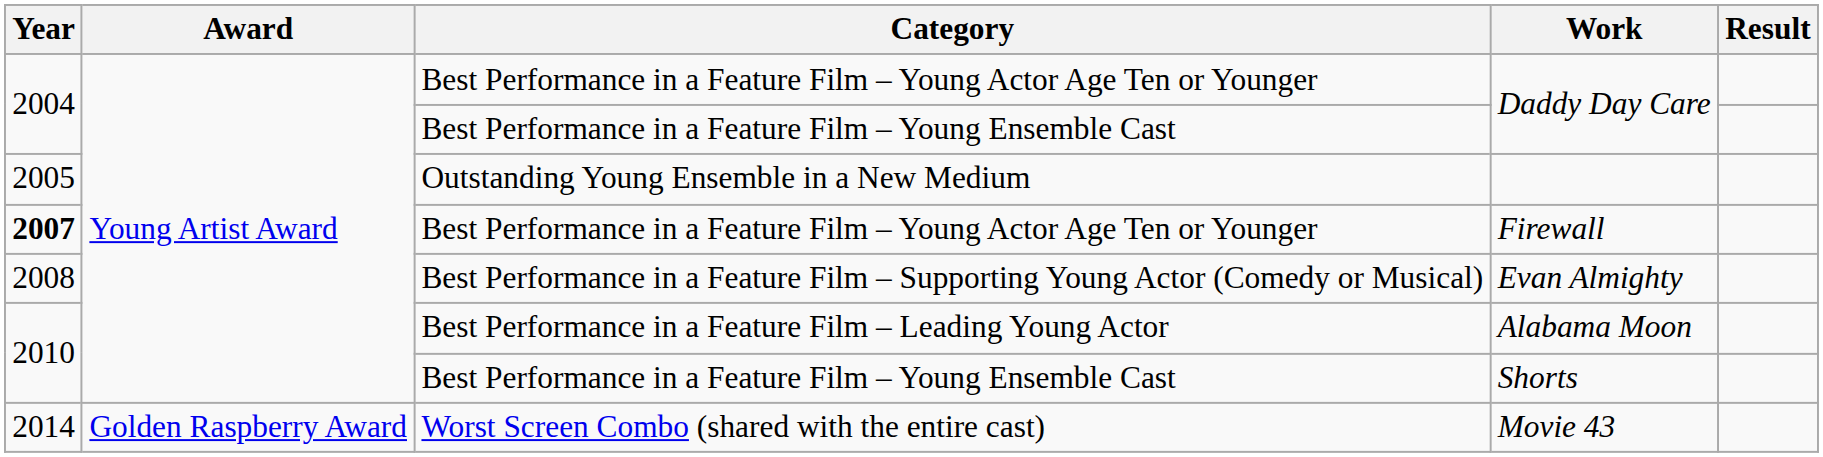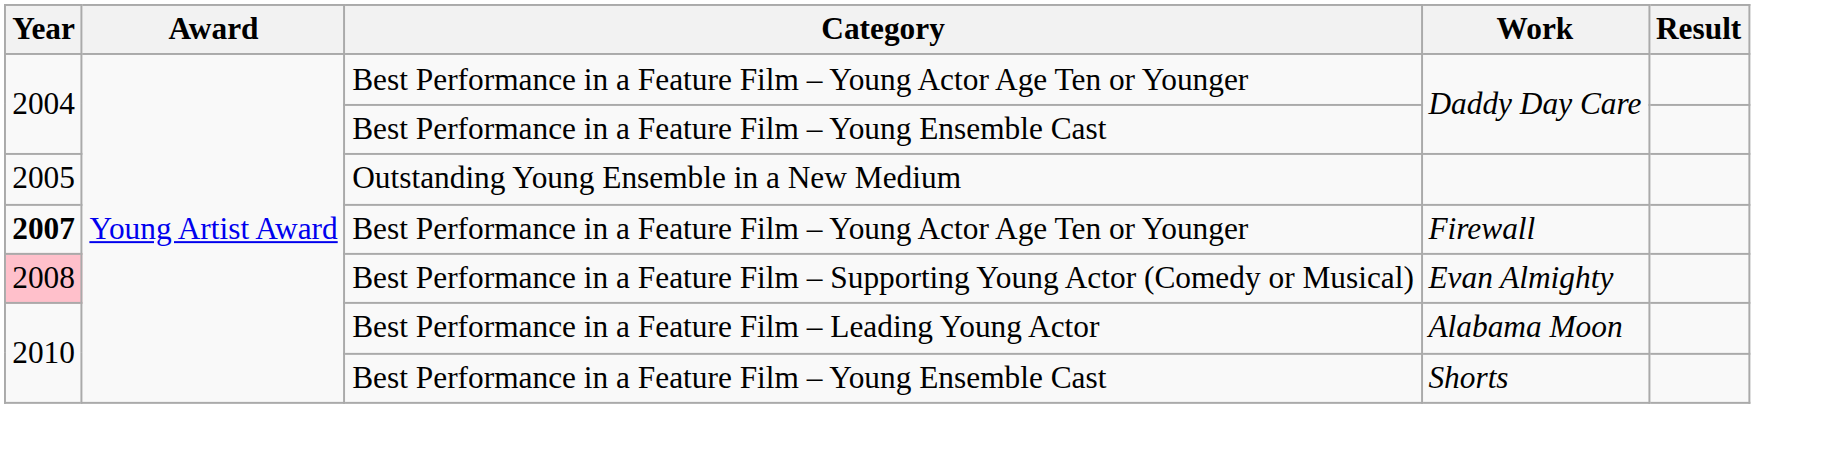(44, 278) no background -> (44, 278) pink background
- row: (733, 427)
